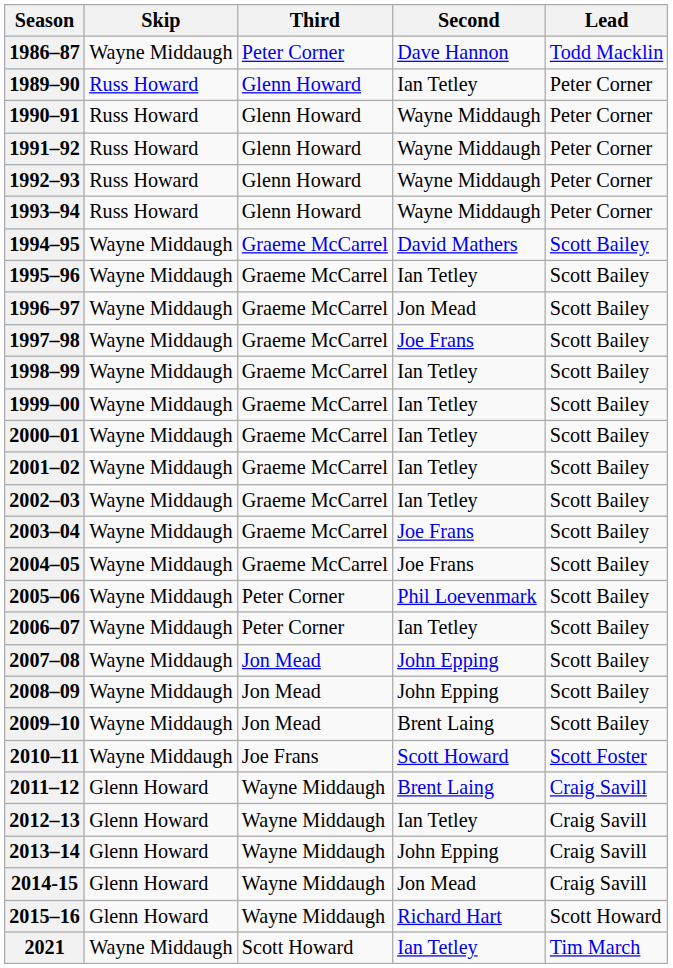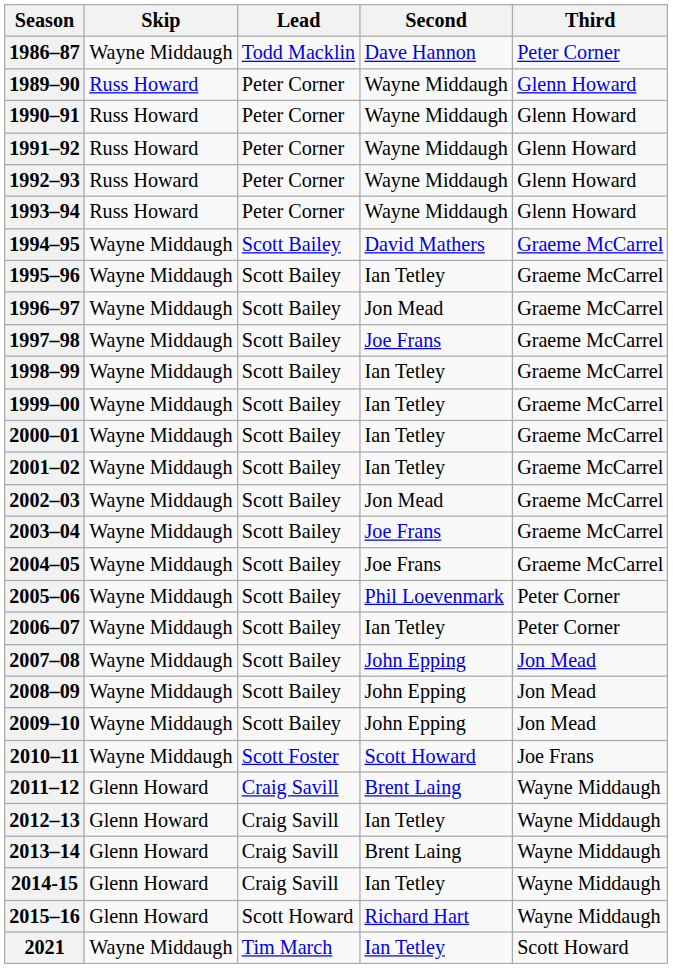columns swapped: (315, 20) <-> (607, 20)
(437, 84) Ian Tetley -> (436, 84) Wayne Middaugh
(437, 500) Ian Tetley -> (404, 500) Jon Mead
(446, 723) Brent Laing -> (415, 723) John Epping
(448, 851) John Epping -> (413, 851) Brent Laing
(437, 883) Jon Mead -> (405, 883) Ian Tetley
